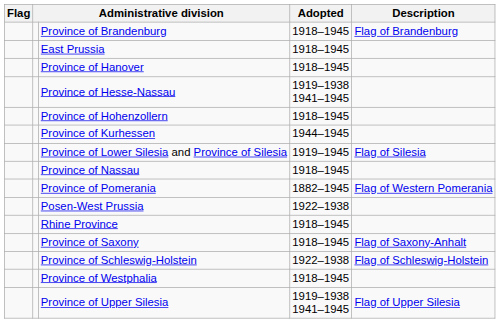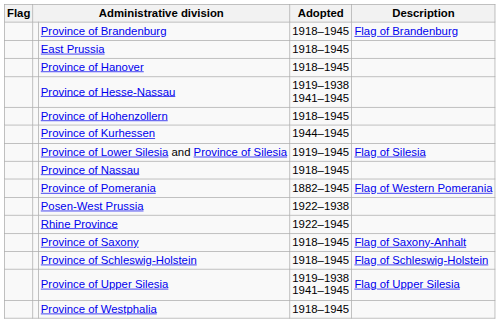(321, 224) 1918–1945 -> (321, 224) 1922–1945
(321, 260) 1922–1938 -> (321, 260) 1918–1945
rows swapped: (105, 302) <-> (99, 278)
